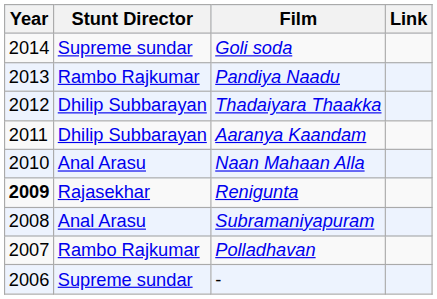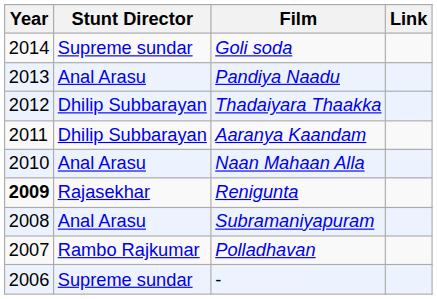(129, 76) Rambo Rajkumar -> (102, 76) Anal Arasu
